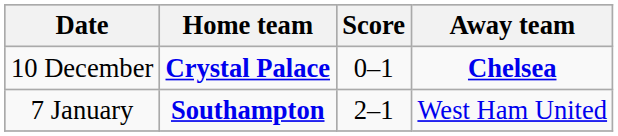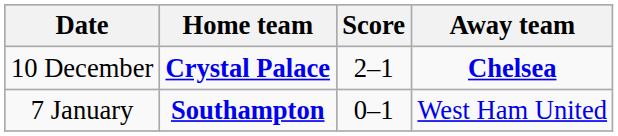(374, 67) 0–1 -> (374, 67) 2–1
(374, 109) 2–1 -> (374, 109) 0–1
